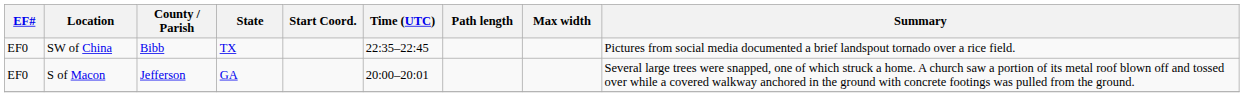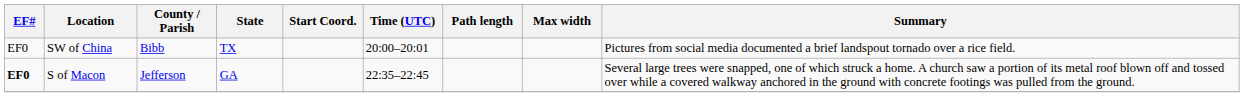(397, 48) 22:35–22:45 -> (397, 48) 20:00–20:01
(18, 75) normal -> (18, 75) bold
(397, 75) 20:00–20:01 -> (397, 75) 22:35–22:45
